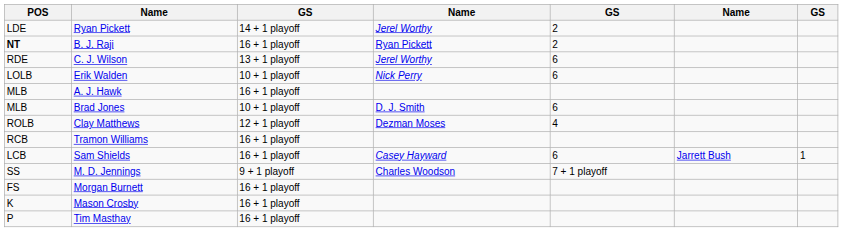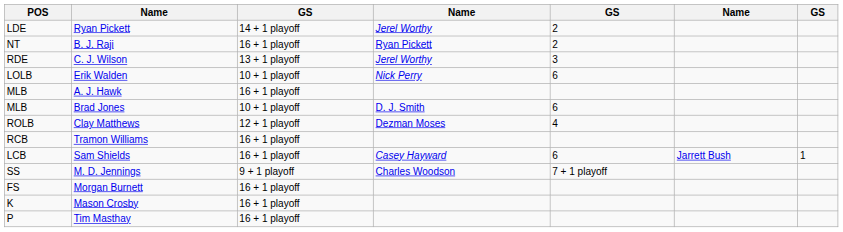(13, 44) bold -> (13, 44) normal
(555, 60) 6 -> (555, 60) 3
